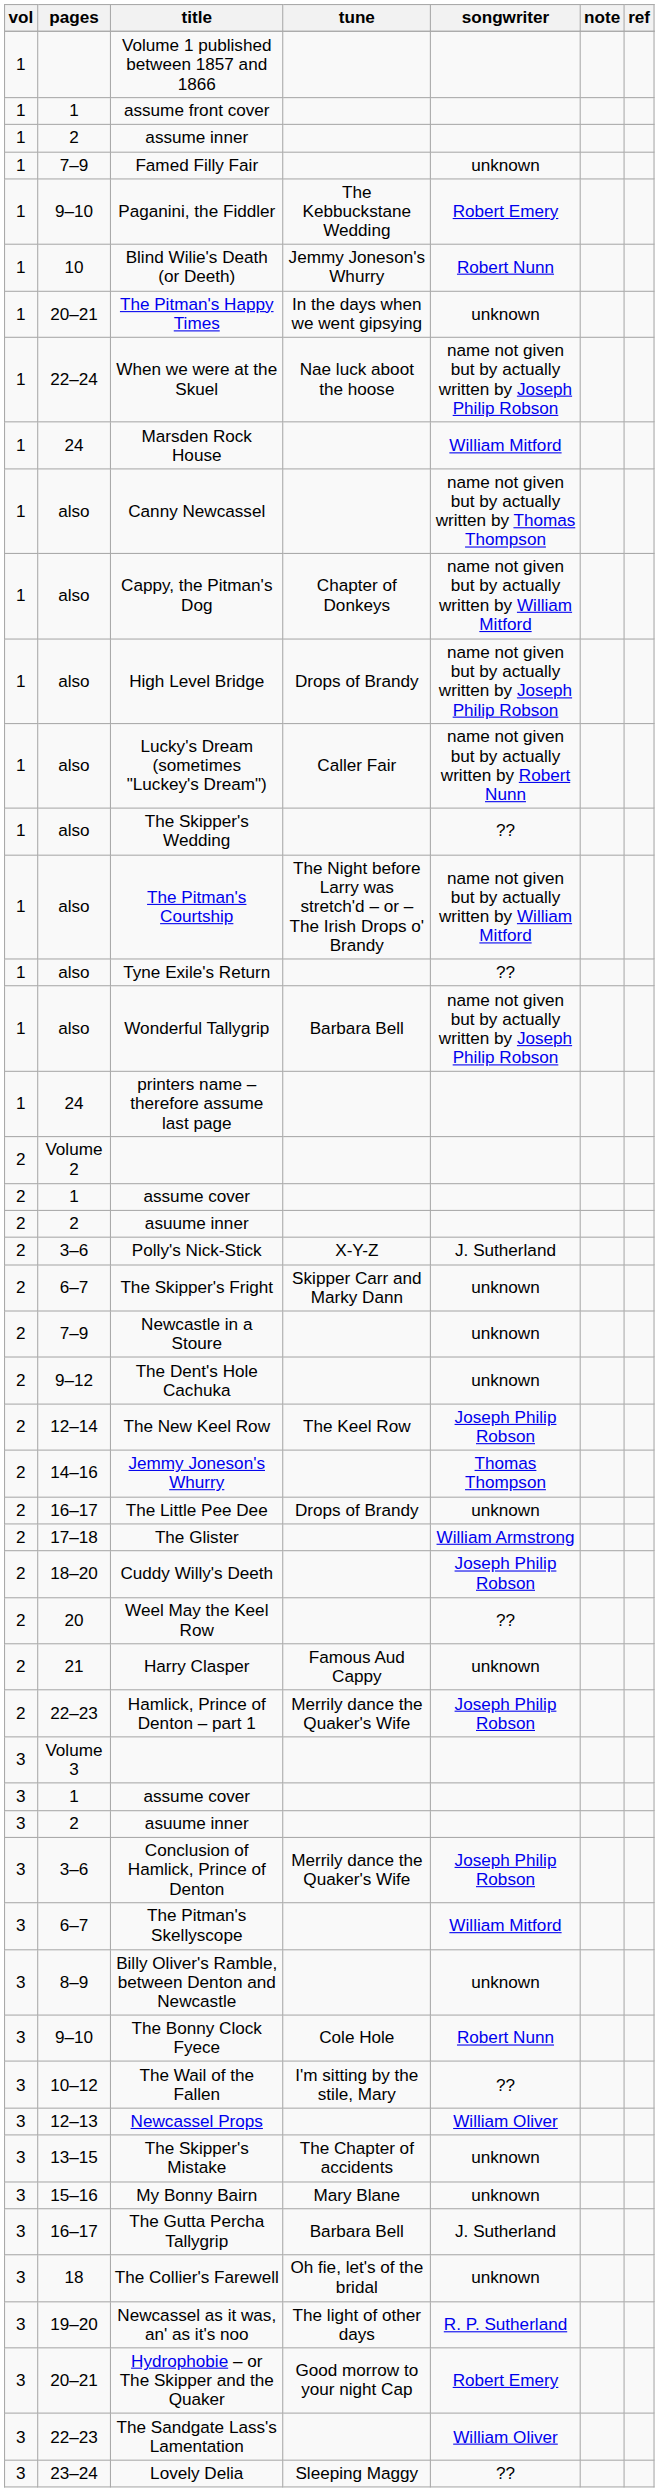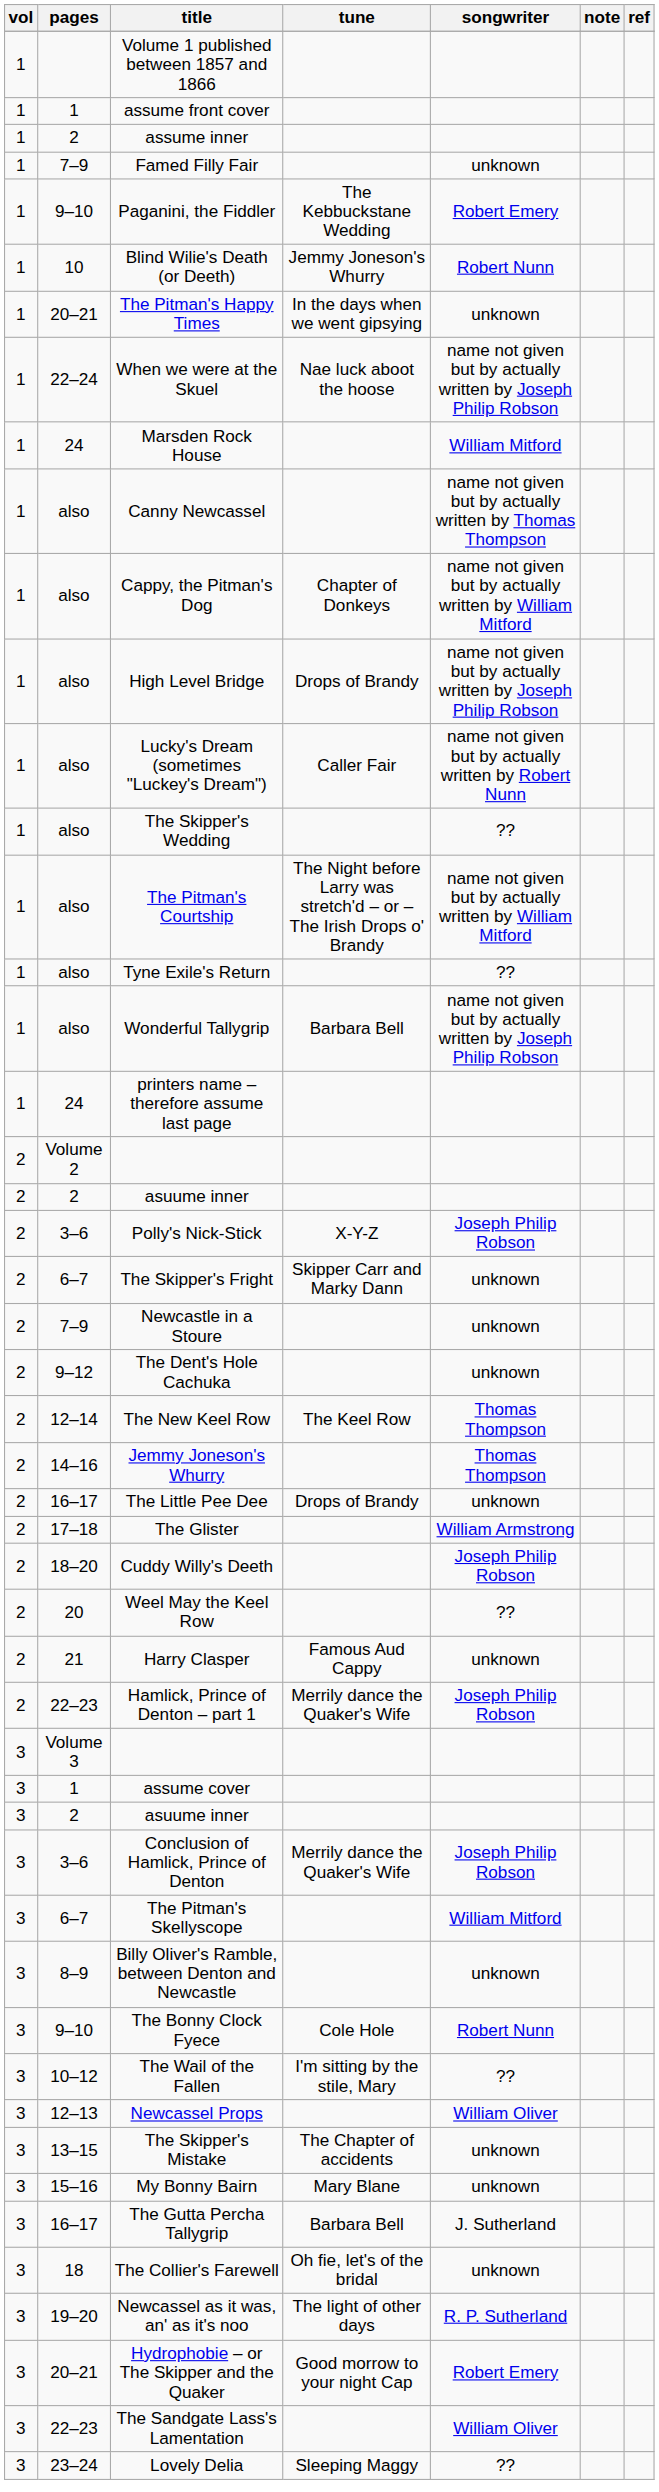- row: (21, 1196)
(505, 1250) J. Sutherland -> (505, 1233) Joseph Philip Robson
(505, 1426) Joseph Philip Robson -> (505, 1419) Thomas Thompson
